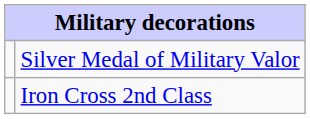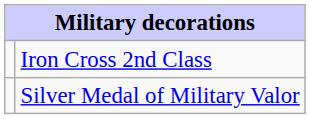rows swapped: (160, 58) <-> (116, 95)
